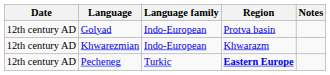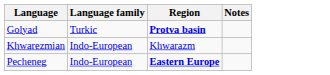- column: (41, 12)
(175, 29) Indo-European -> (84, 29) Turkic
(249, 29) normal -> (178, 29) bold
(158, 62) Turkic -> (101, 62) Indo-European
